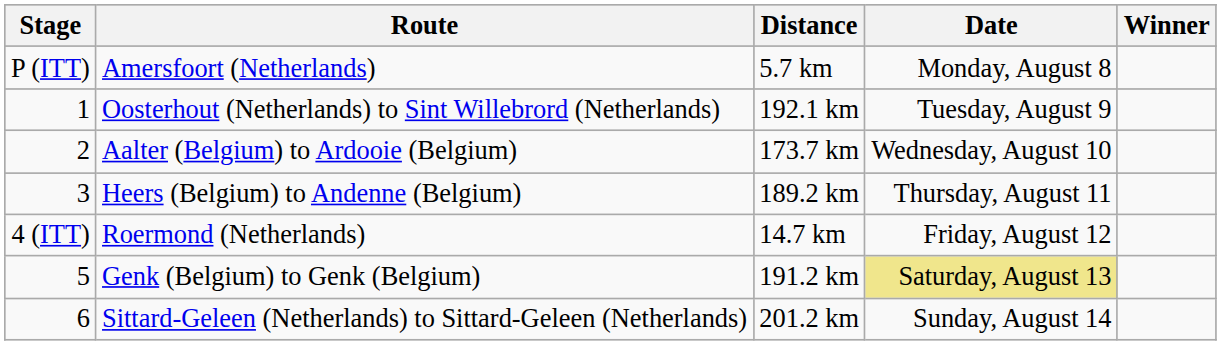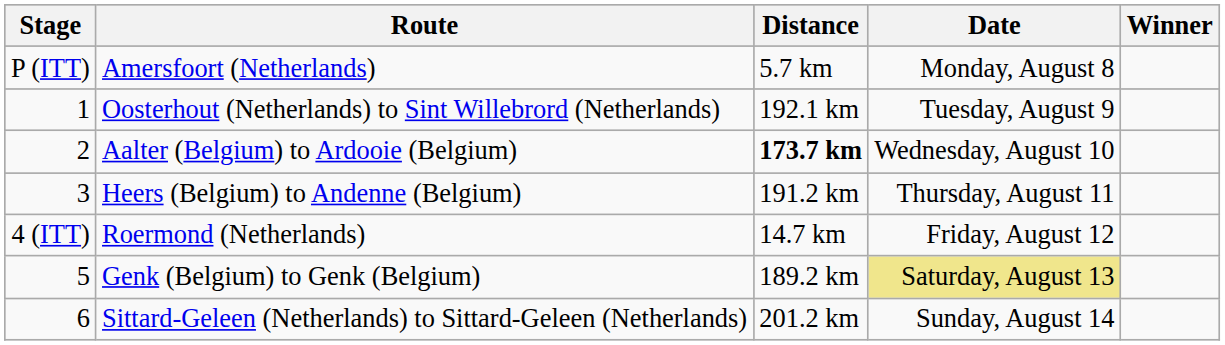(809, 151) normal -> (811, 151) bold
(809, 192) 189.2 km -> (809, 192) 191.2 km
(809, 276) 191.2 km -> (809, 276) 189.2 km
